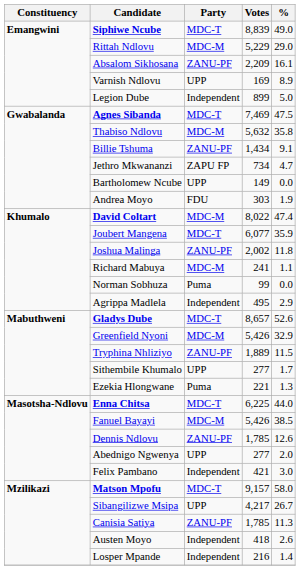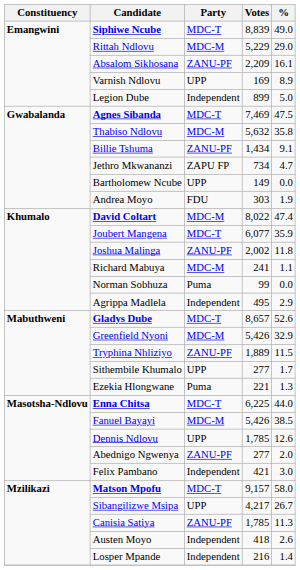(209, 438) ZANU-PF -> (197, 438) UPP
(197, 455) UPP -> (209, 455) ZANU-PF
